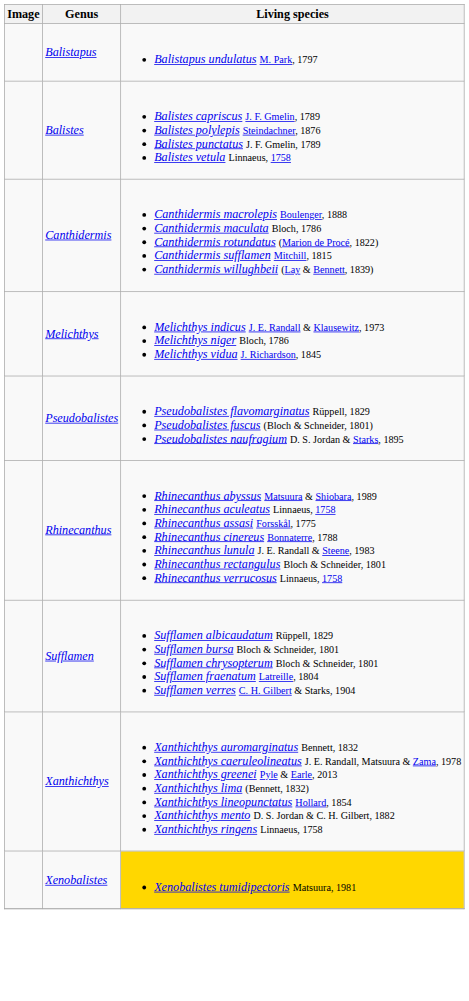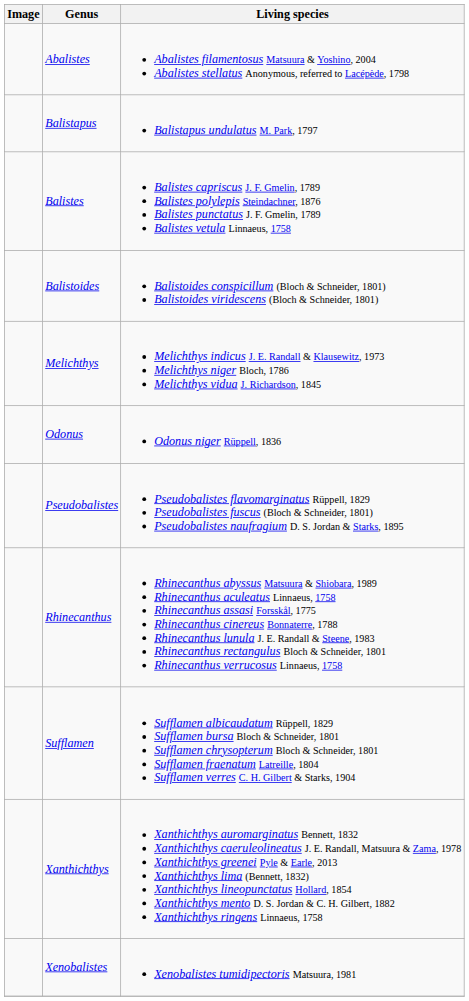+ row: (68, 59)
+ row: (72, 285)
- row: (78, 235)
+ row: (64, 434)
(292, 887) gold background -> (292, 974) no background
